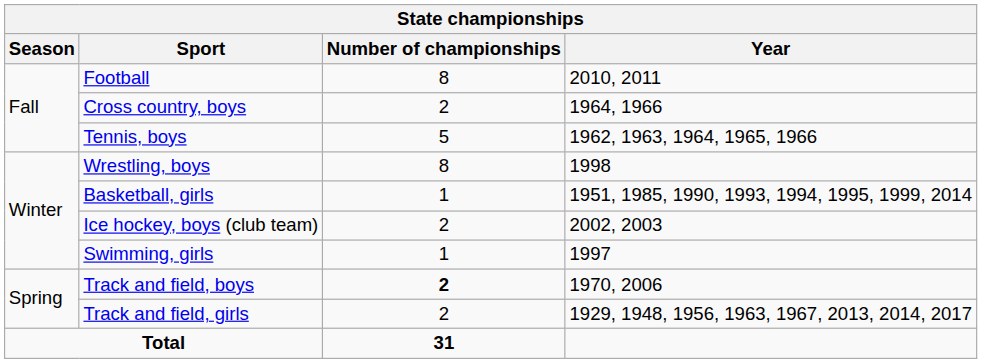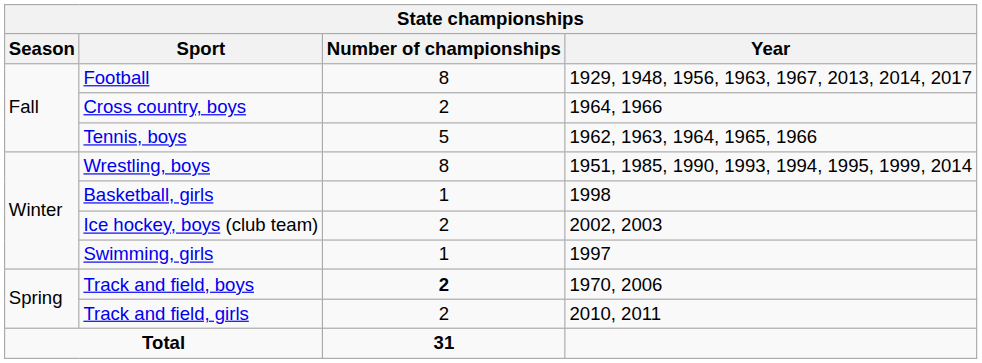(615, 78) 2010, 2011 -> (771, 78) 1929, 1948, 1956, 1963, 1967, 2013, 2014, 2017
(590, 166) 1998 -> (771, 166) 1951, 1985, 1990, 1993, 1994, 1995, 1999, 2014
(771, 195) 1951, 1985, 1990, 1993, 1994, 1995, 1999, 2014 -> (590, 195) 1998
(771, 313) 1929, 1948, 1956, 1963, 1967, 2013, 2014, 2017 -> (615, 313) 2010, 2011
